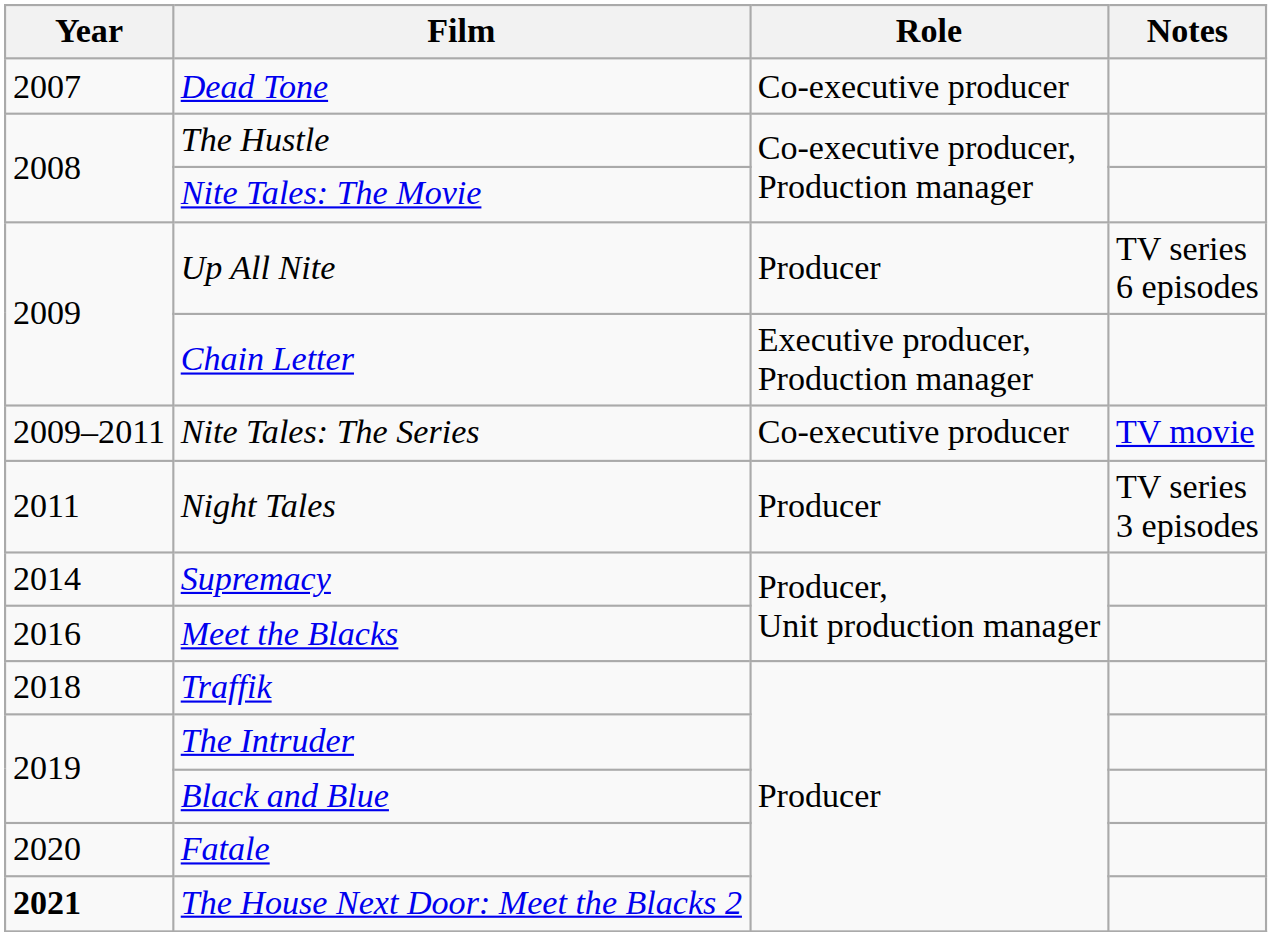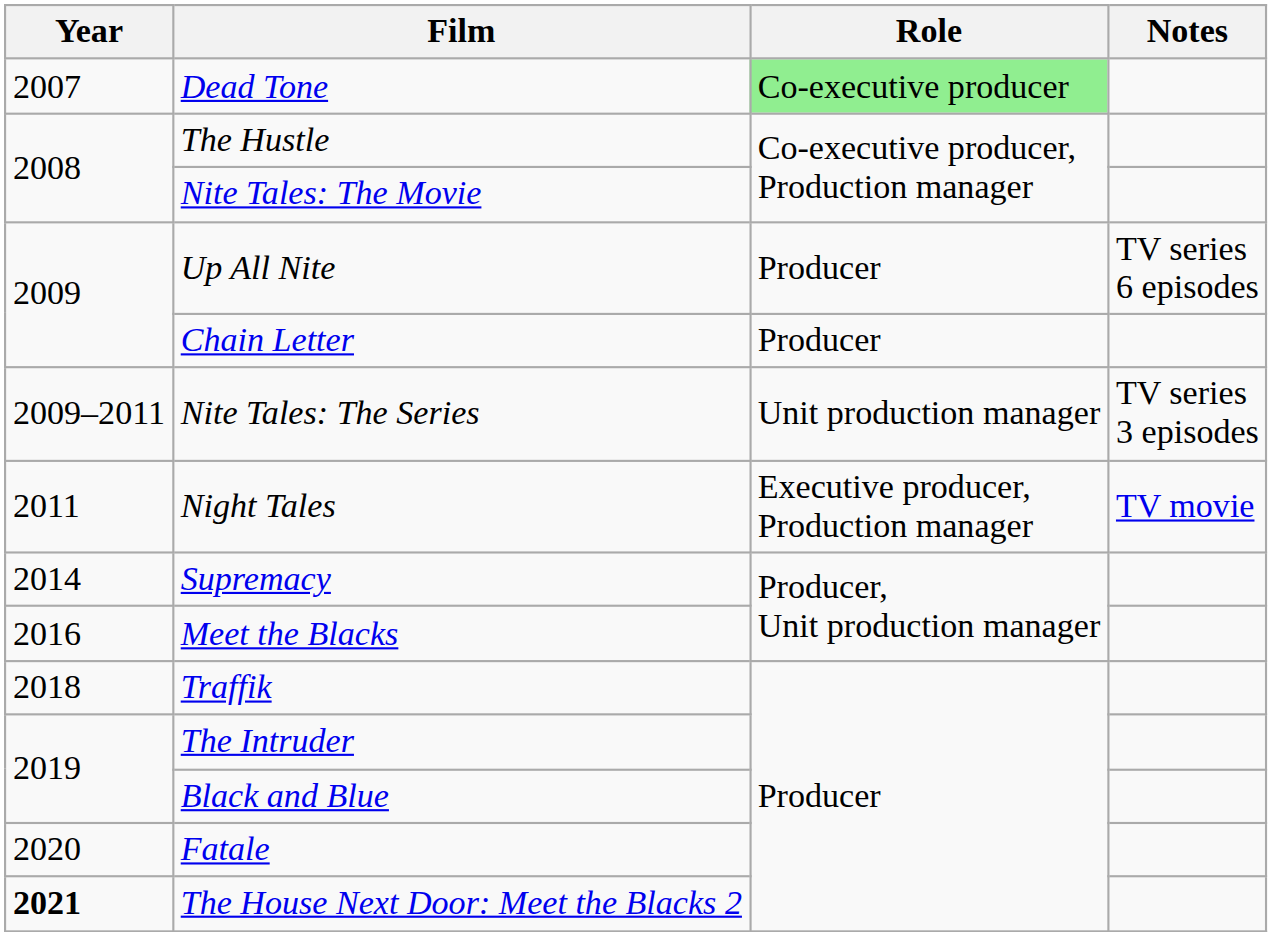(913, 85) no background -> (913, 85) lightgreen background
(895, 359) Executive producer, Production manager -> (819, 340) Producer
(913, 432) Co-executive producer -> (929, 413) Unit production manager
(1185, 432) TV movie -> (1187, 413) TV series 3 episodes
(819, 505) Producer -> (895, 505) Executive producer, Production manager
(1187, 505) TV series 3 episodes -> (1185, 505) TV movie
